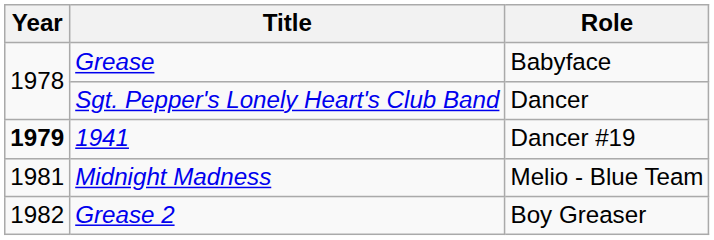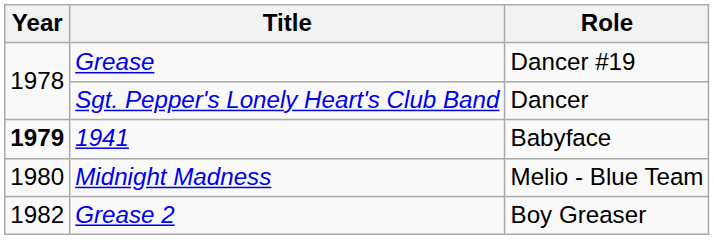(561, 61) Babyface -> (573, 61) Dancer #19
(573, 138) Dancer #19 -> (561, 138) Babyface
(37, 176) 1981 -> (37, 176) 1980
